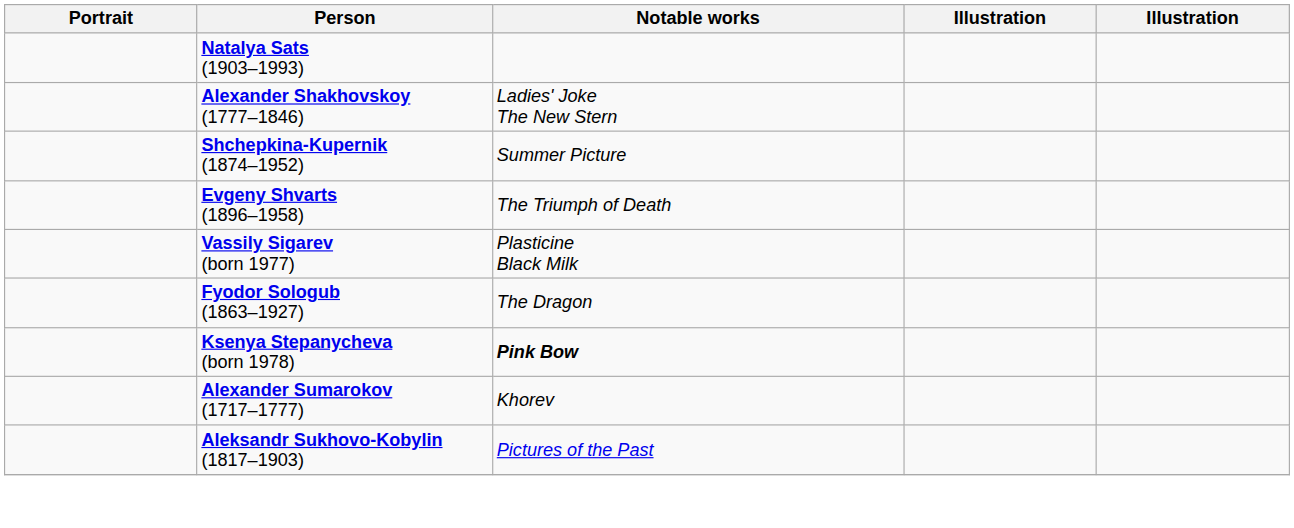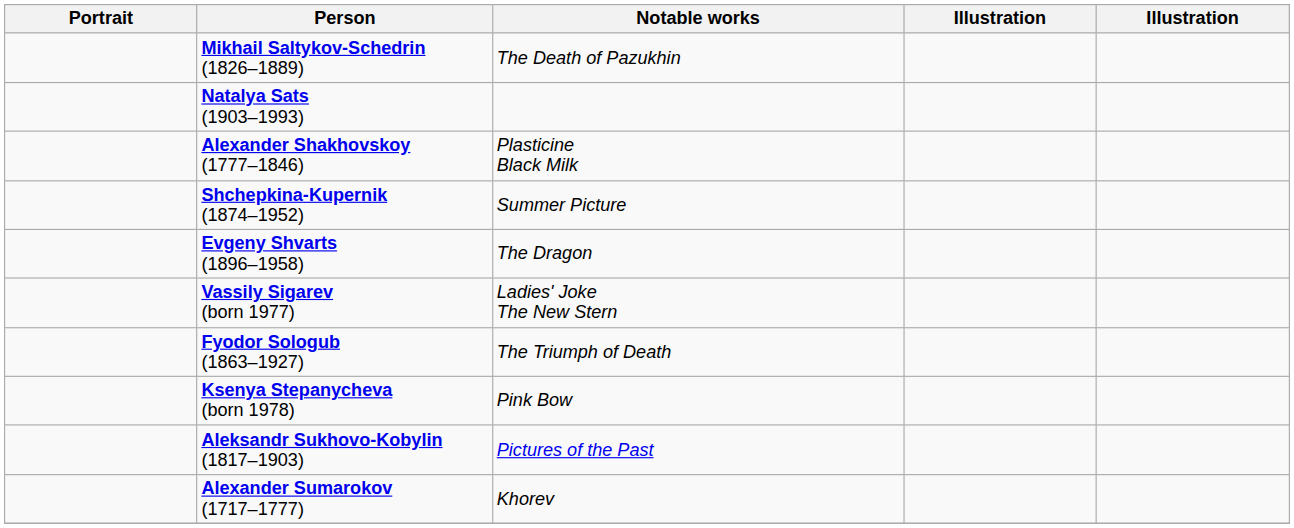+ row: (313, 57)
(557, 106) Ladies' Joke The New Stern -> (537, 155) Plasticine Black Milk
(584, 204) The Triumph of Death -> (545, 253) The Dragon
(537, 253) Plasticine Black Milk -> (557, 302) Ladies' Joke The New Stern
(545, 302) The Dragon -> (584, 351) The Triumph of Death
(537, 351) bold -> (534, 400) normal
rows swapped: (322, 449) <-> (297, 400)
